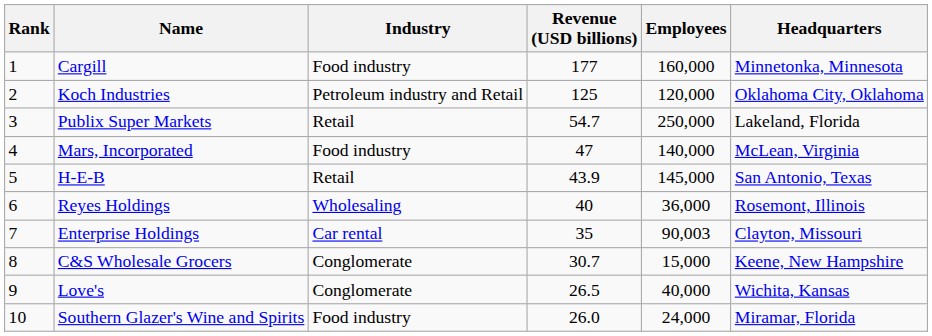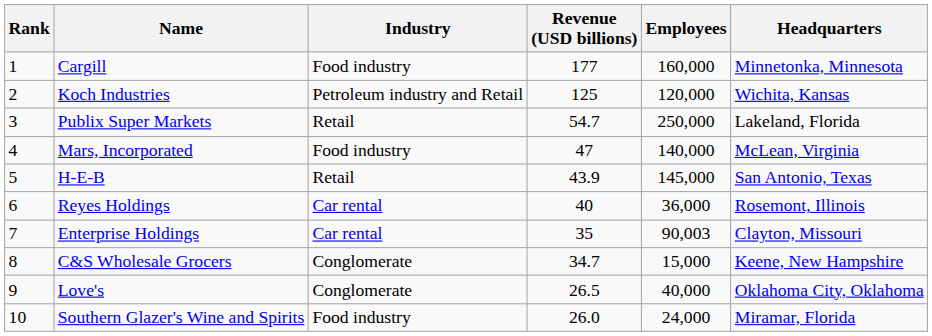(829, 94) Oklahoma City, Oklahoma -> (792, 94) Wichita, Kansas
(357, 205) Wholesaling -> (347, 205) Car rental
(584, 261) 30.7 -> (584, 261) 34.7
(792, 289) Wichita, Kansas -> (829, 289) Oklahoma City, Oklahoma
